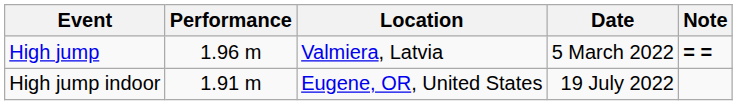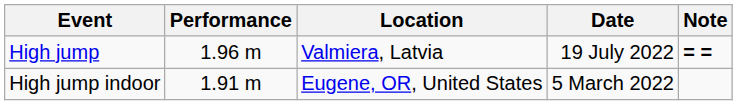(613, 52) 5 March 2022 -> (617, 52) 19 July 2022
(617, 83) 19 July 2022 -> (613, 83) 5 March 2022
